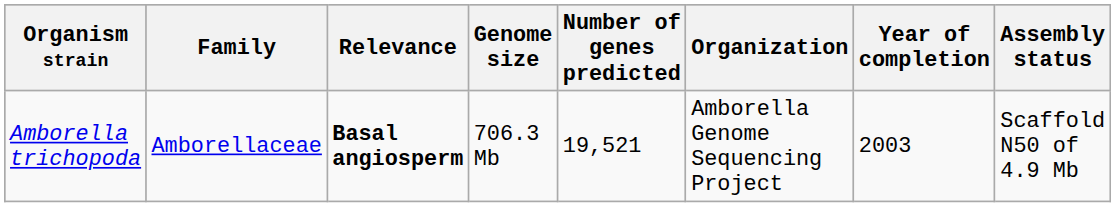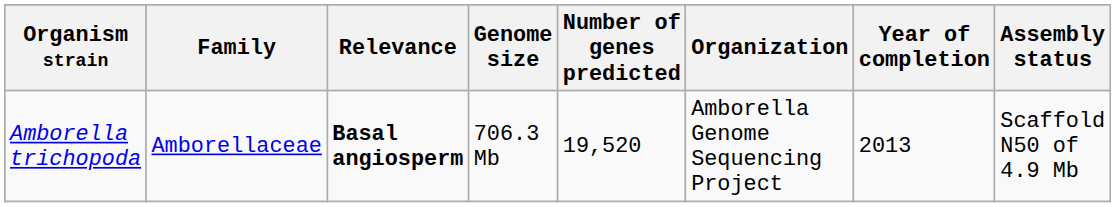(602, 146) 19,521 -> (602, 146) 19,520
(885, 146) 2003 -> (885, 146) 2013
